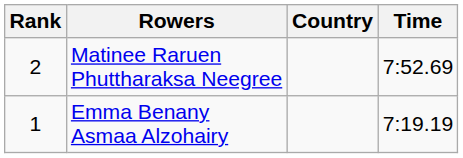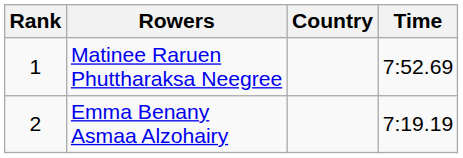(35, 66) 2 -> (35, 66) 1
(35, 123) 1 -> (35, 123) 2
